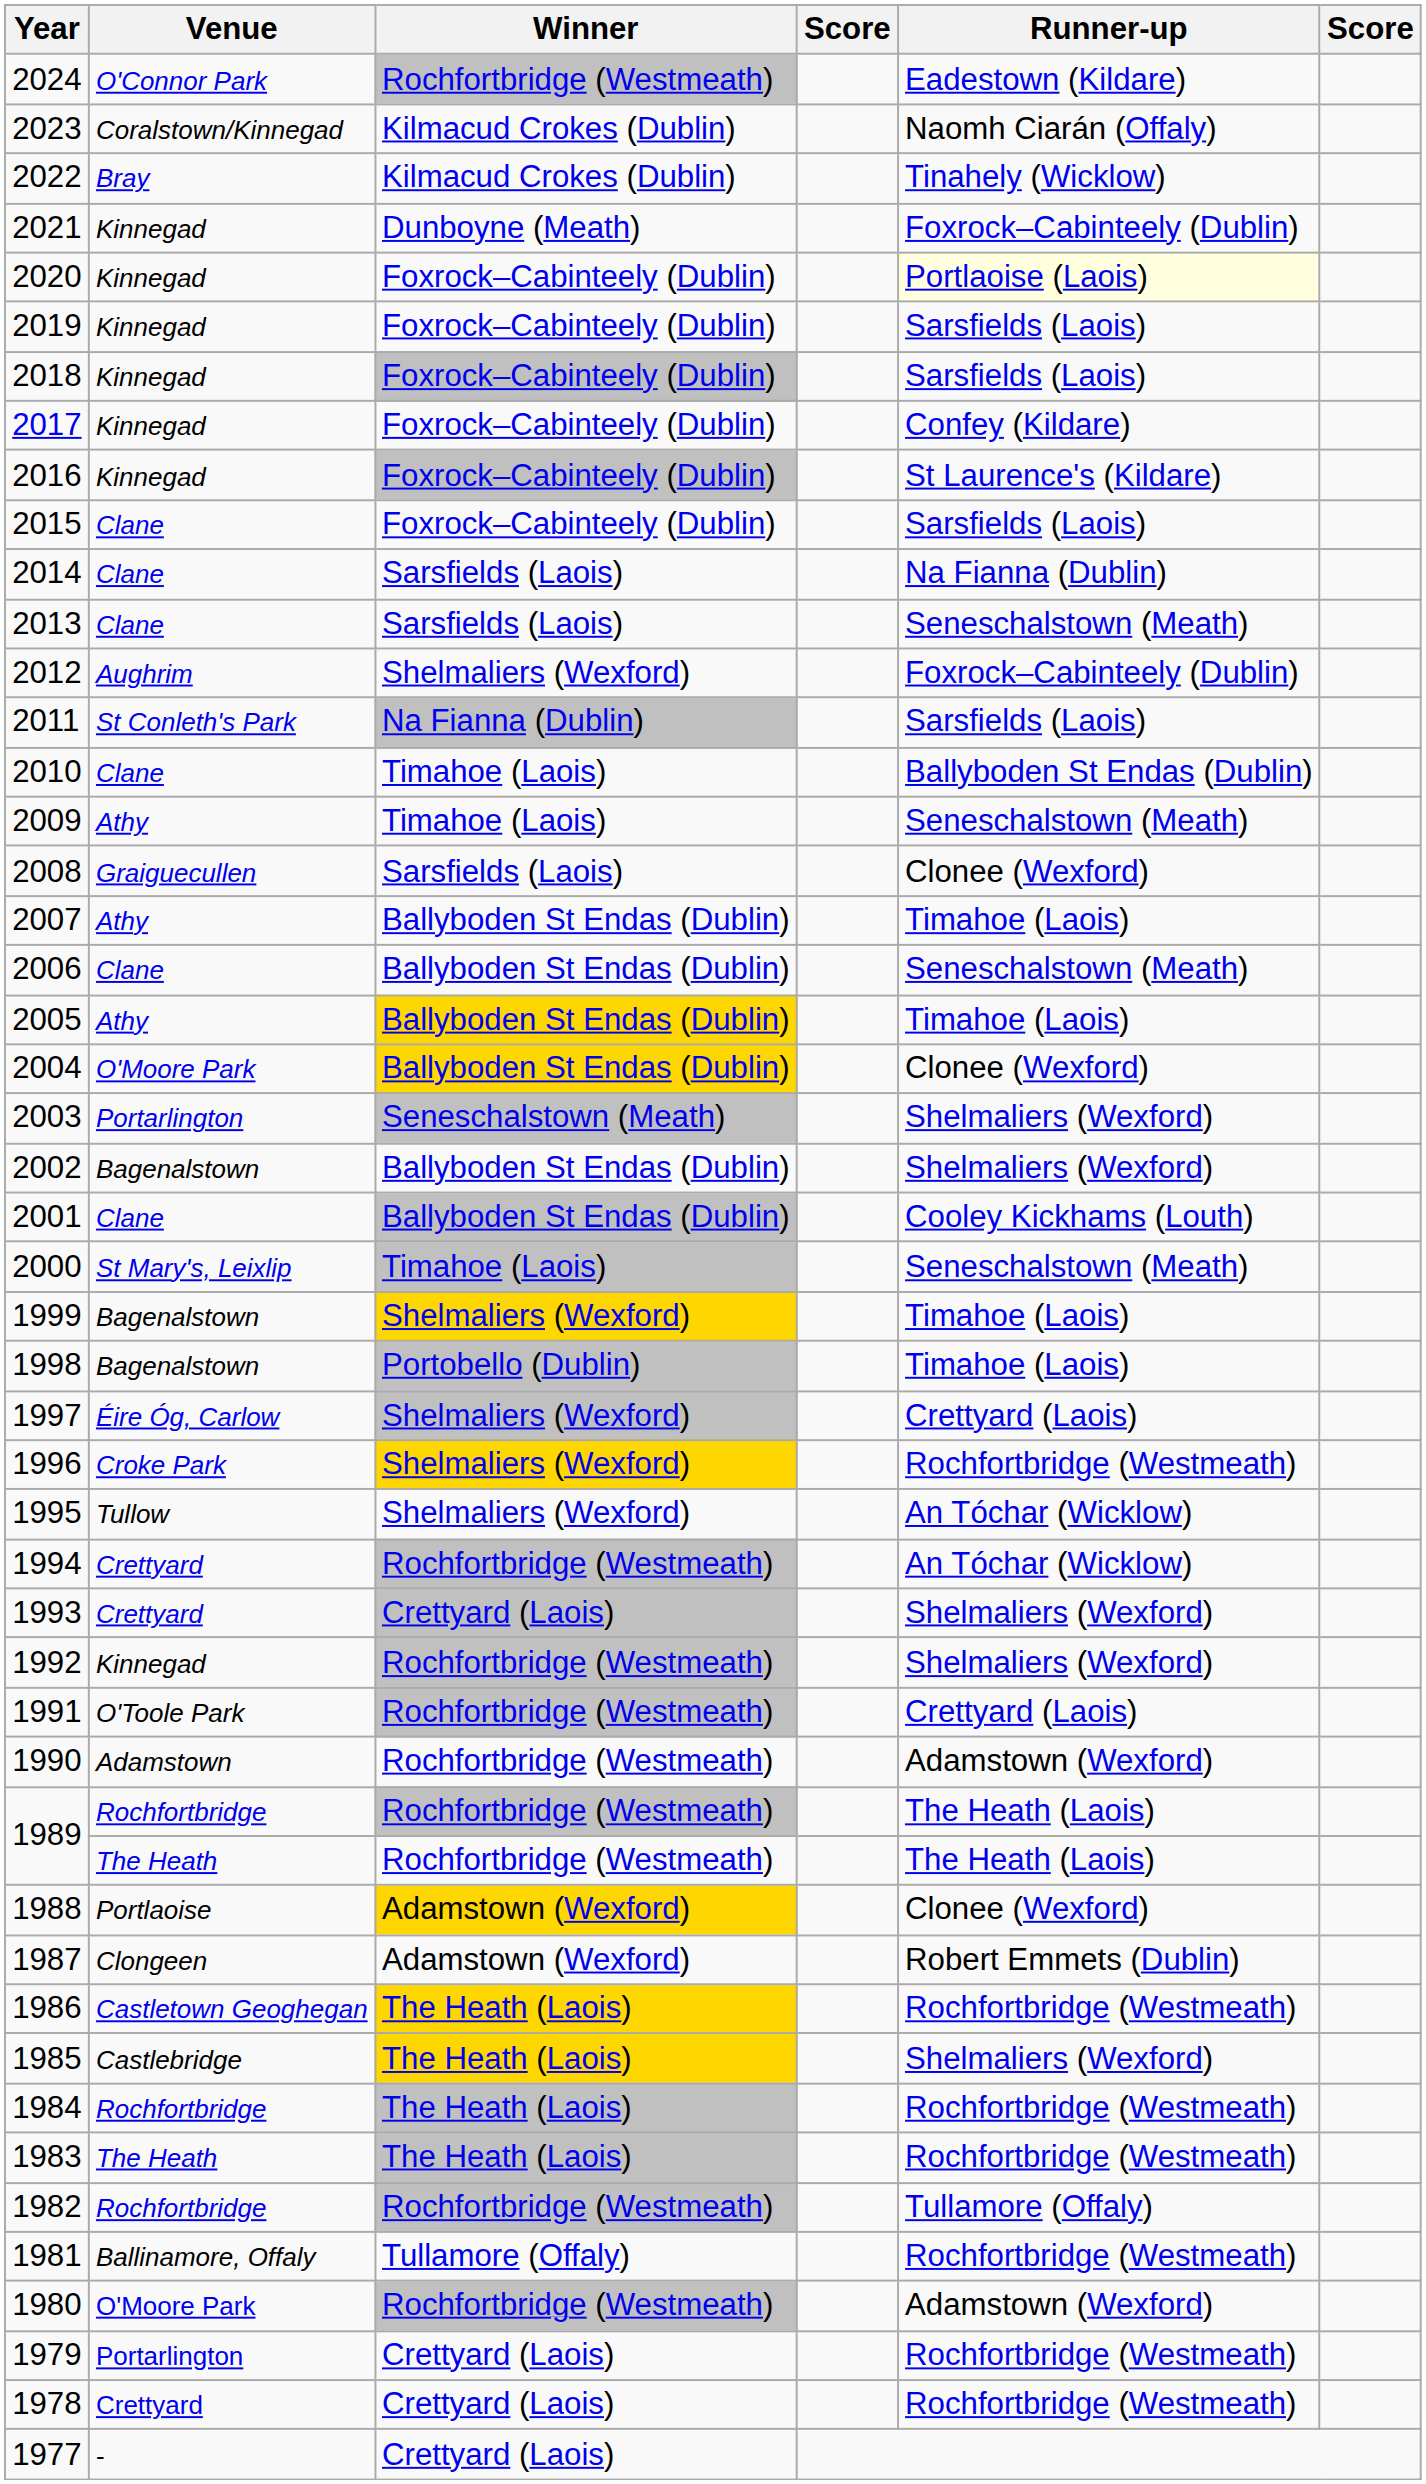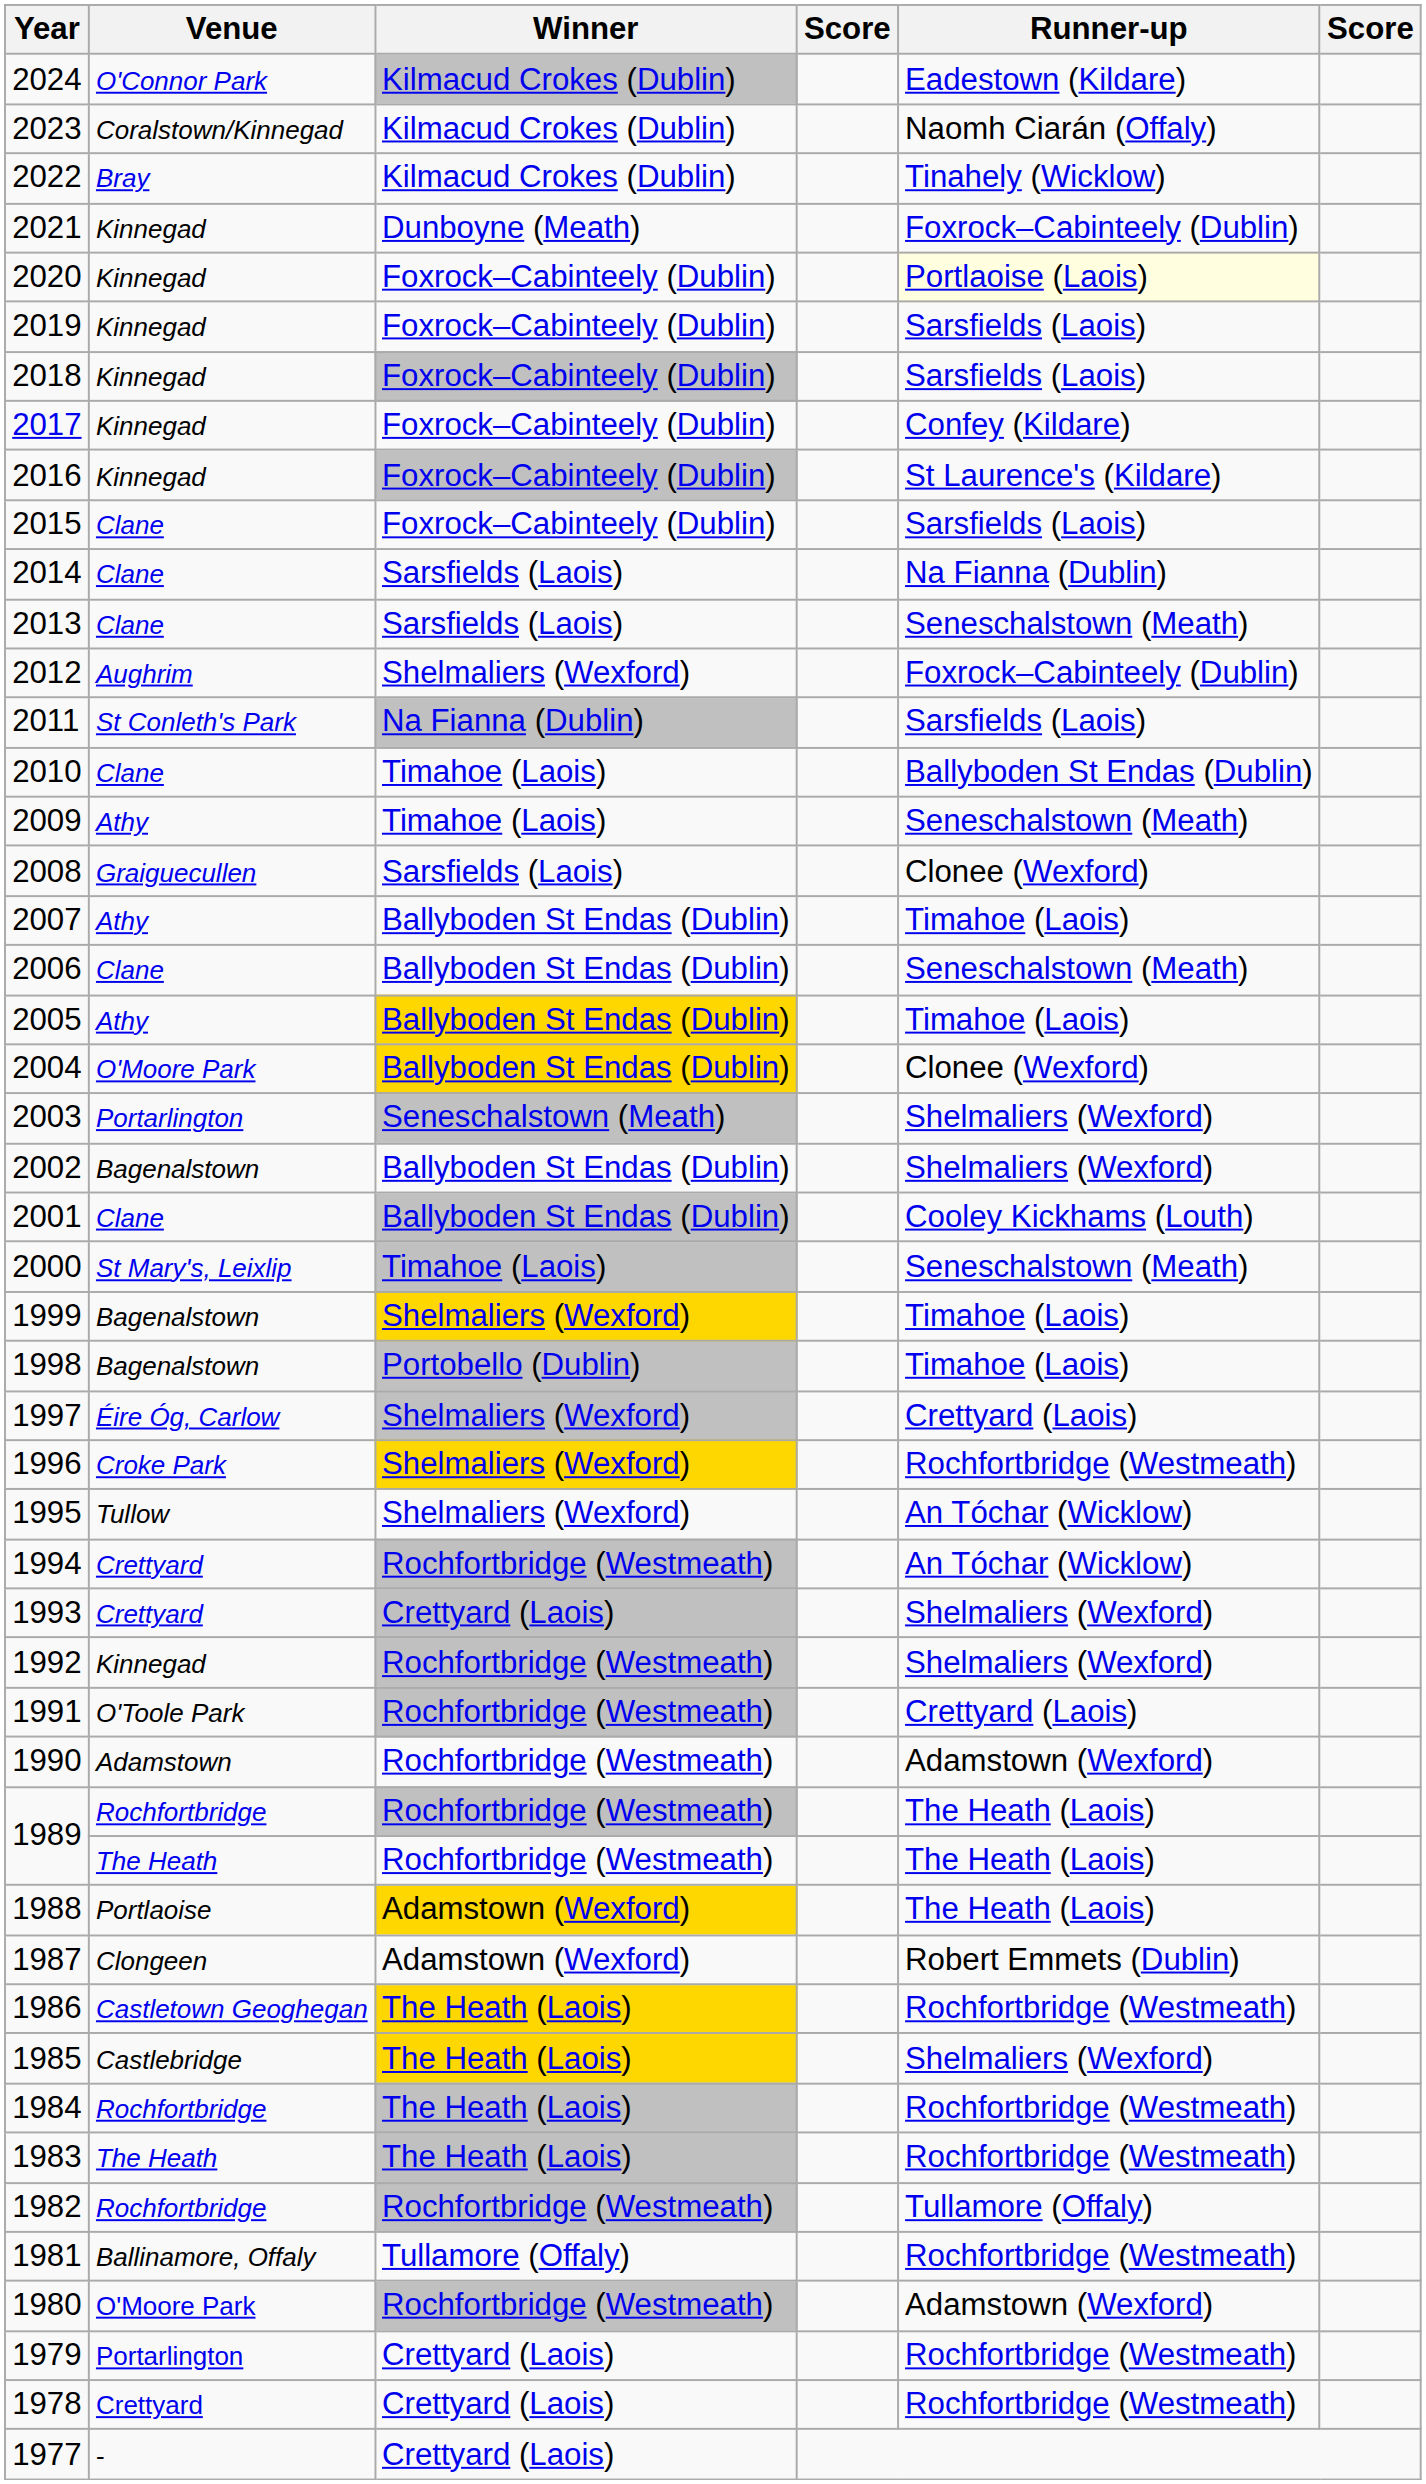(578, 78) Rochfortbridge (Westmeath) -> (559, 78) Kilmacud Crokes (Dublin)
(1027, 1909) Clonee (Wexford) -> (1030, 1909) The Heath (Laois)
